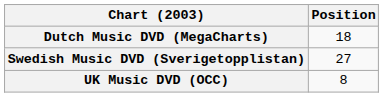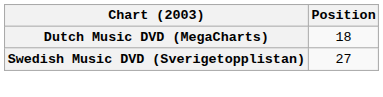- row: (156, 81)
